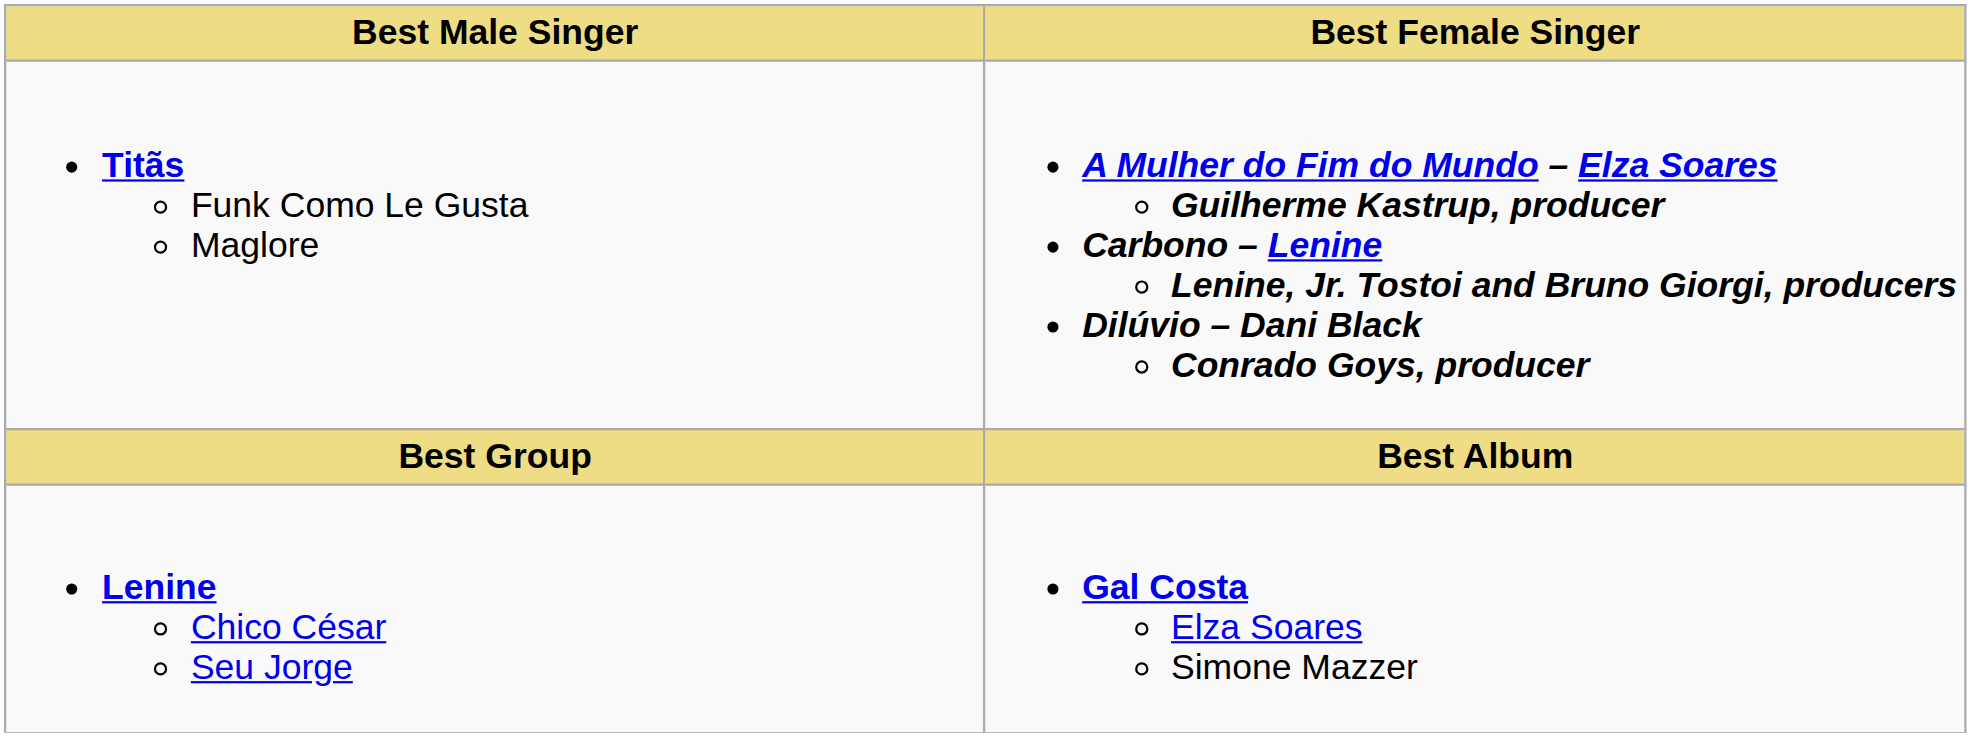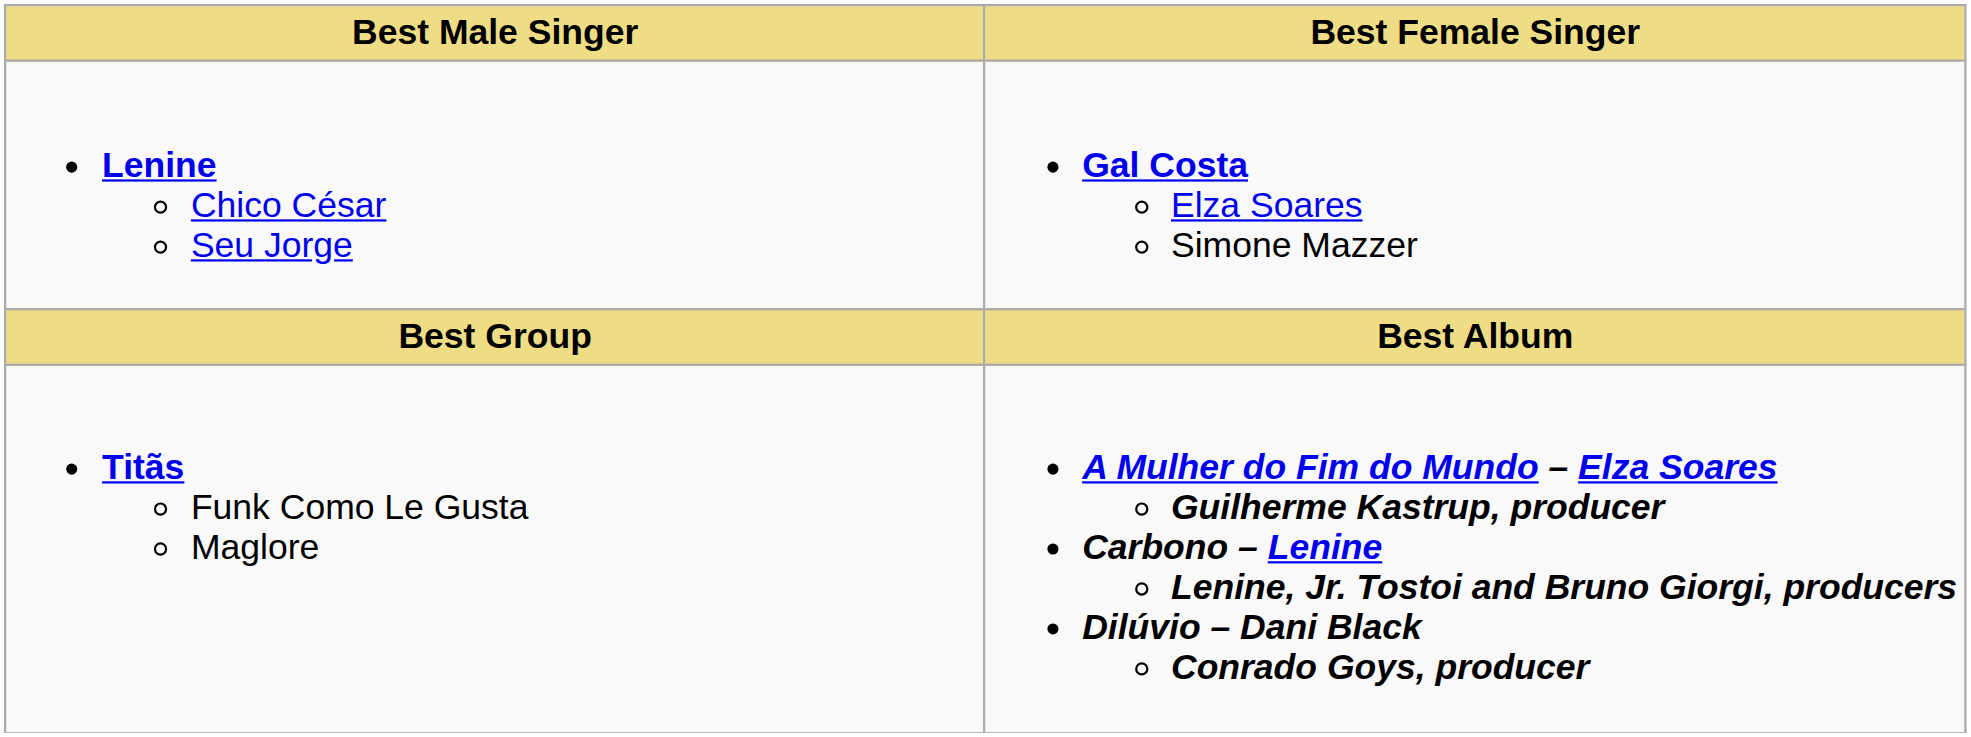rows swapped: (495, 629) <-> (495, 205)
